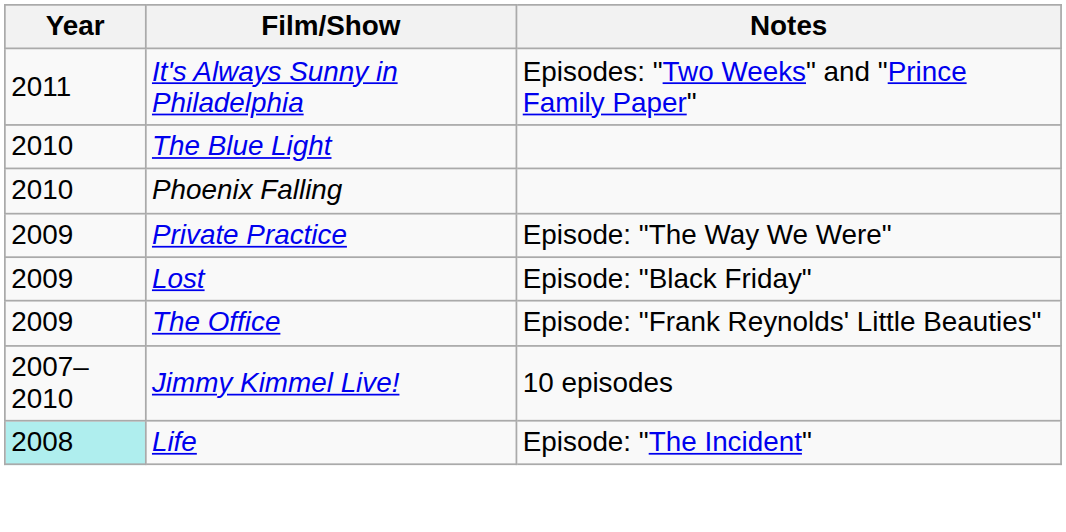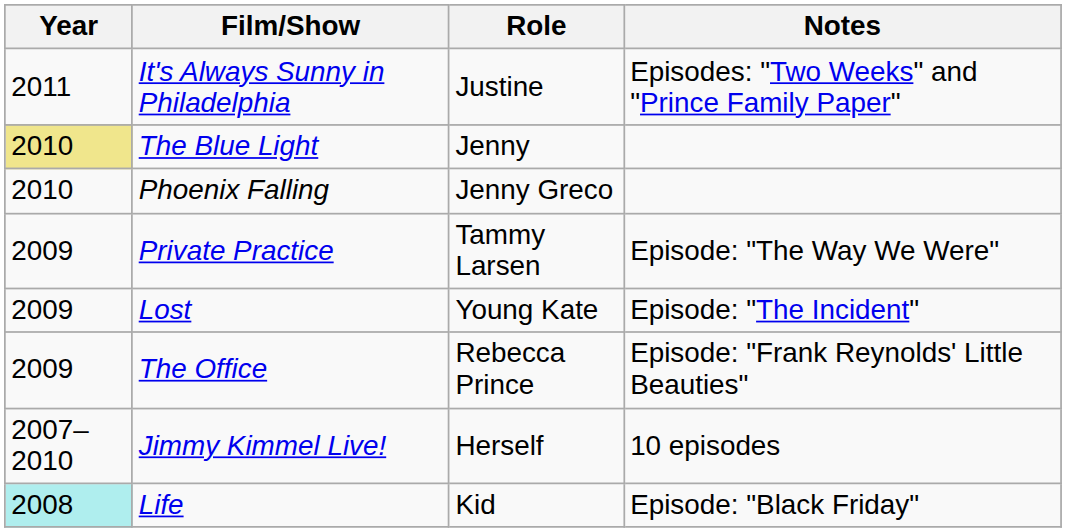+ column: (536, 26)
(42, 146) no background -> (42, 146) khaki background
(667, 278) Episode: "Black Friday" -> (775, 309) Episode: "The Incident"
(667, 442) Episode: "The Incident" -> (775, 505) Episode: "Black Friday"
